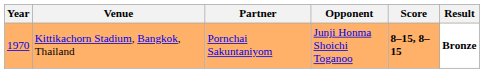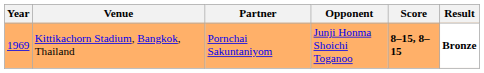(18, 45) 1970 -> (18, 45) 1969
